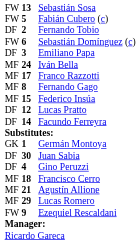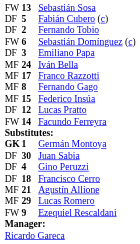(12, 19) FW -> (11, 19) DF
(11, 121) DF -> (12, 121) FW
(12, 144) normal -> (12, 144) bold
(12, 178) MF -> (11, 178) DF
